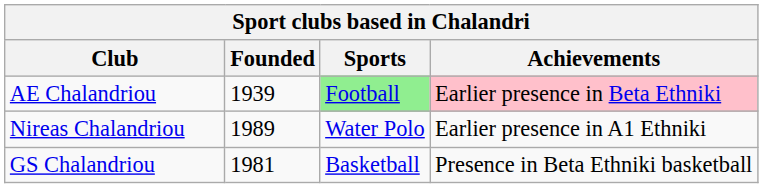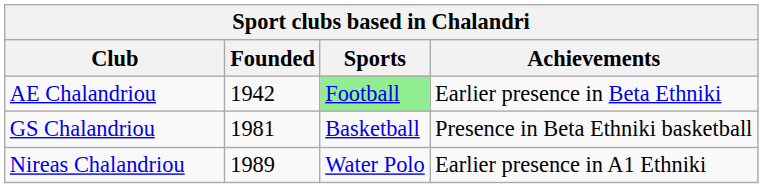(253, 93) 1939 -> (253, 93) 1942
(578, 93) pink background -> (578, 93) no background
rows swapped: (82, 164) <-> (97, 128)
